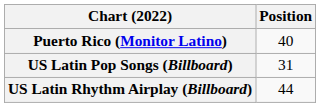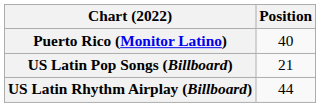(286, 65) 31 -> (286, 65) 21
